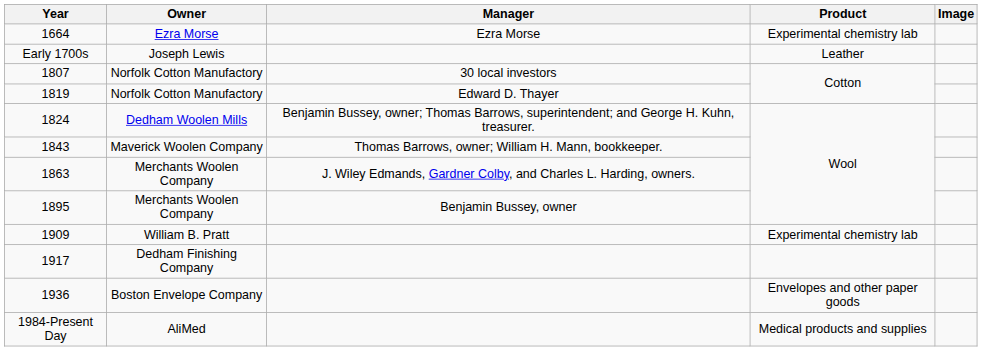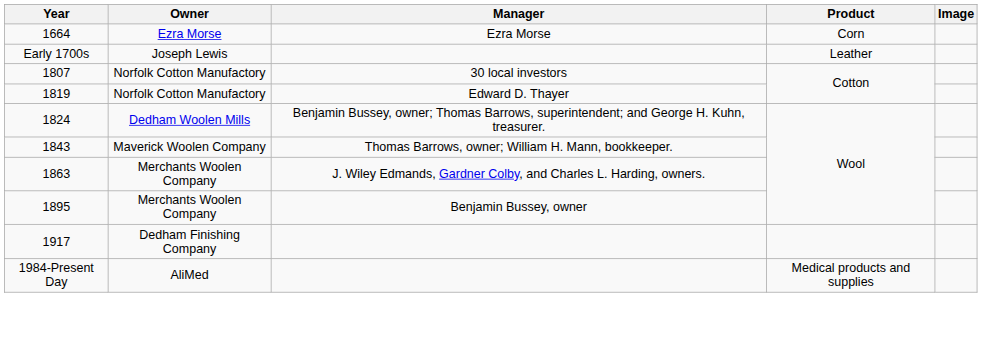(843, 34) Experimental chemistry lab -> (851, 34) Corn
- row: (56, 234)
- row: (56, 295)
